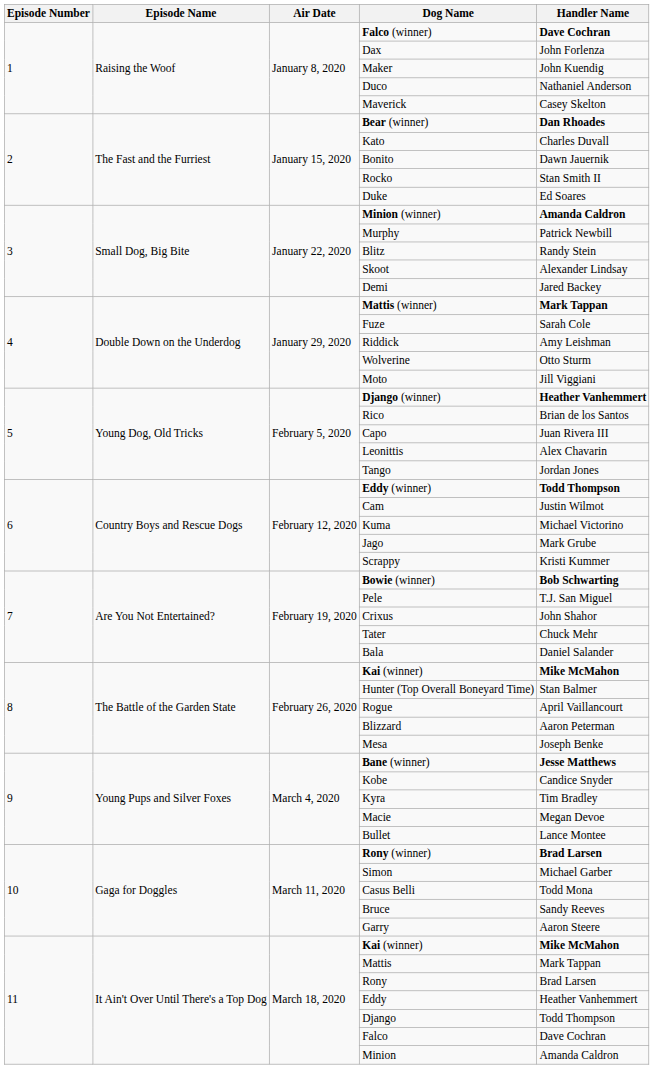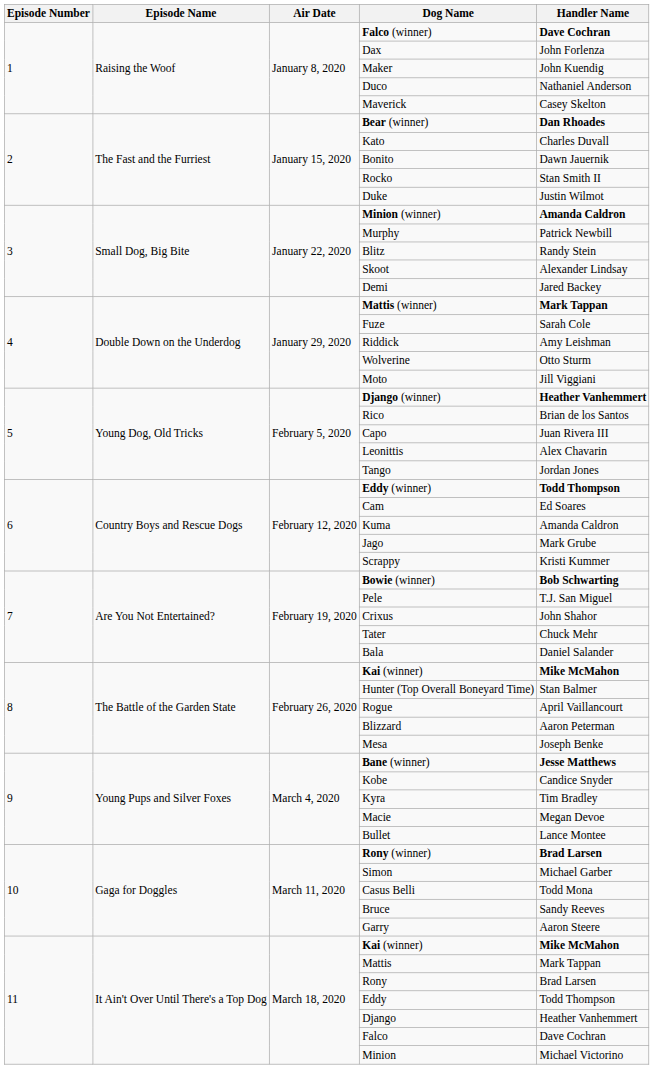(563, 196) Ed Soares -> (572, 196) Justin Wilmot
(572, 506) Justin Wilmot -> (563, 506) Ed Soares
(581, 525) Michael Victorino -> (579, 525) Amanda Caldron
(588, 1000) Heather Vanhemmert -> (577, 1000) Todd Thompson
(577, 1018) Todd Thompson -> (588, 1018) Heather Vanhemmert
(579, 1055) Amanda Caldron -> (581, 1055) Michael Victorino
